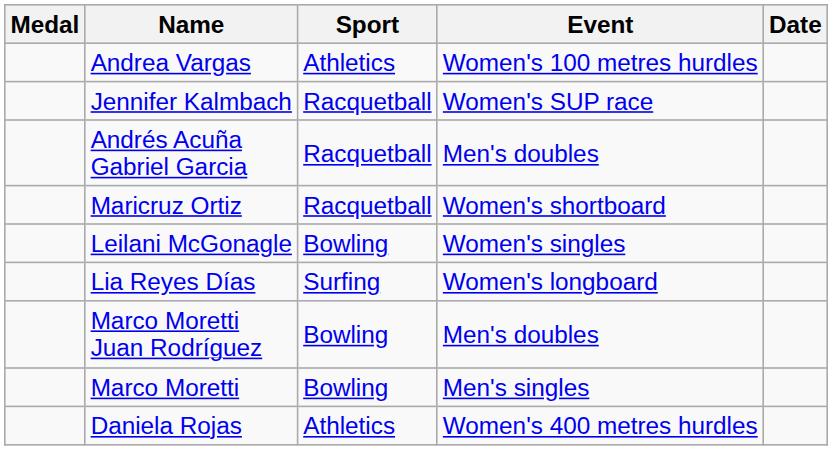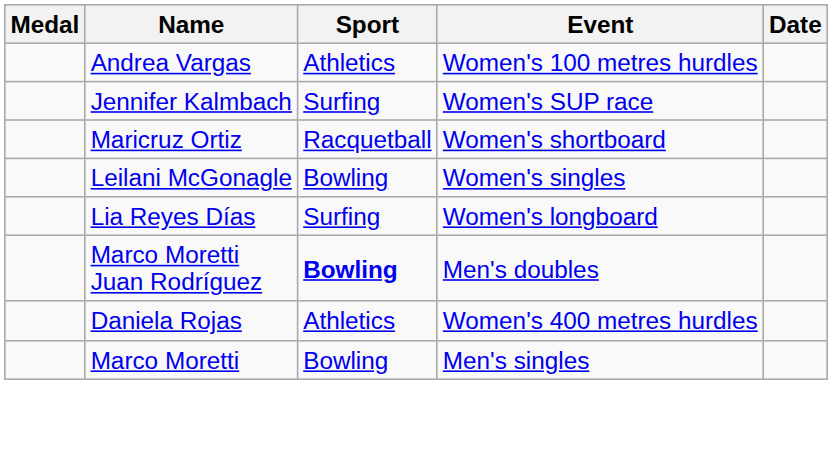(367, 101) Racquetball -> (342, 101) Surfing
- row: (169, 153)
(346, 335) normal -> (350, 269) bold
rows swapped: (166, 425) <-> (165, 387)
